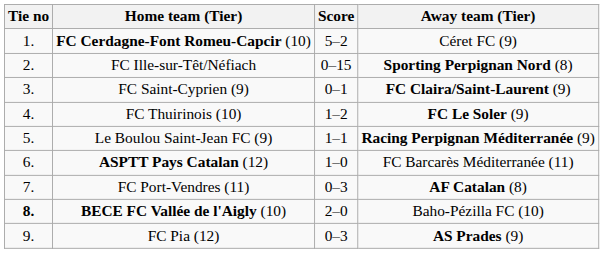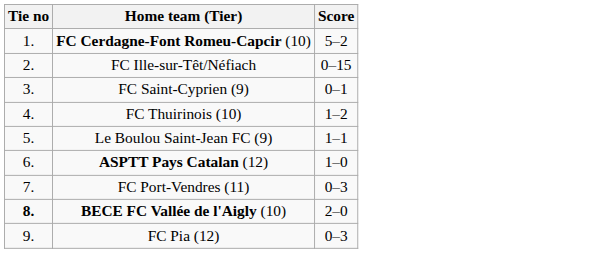- column: (478, 16)
